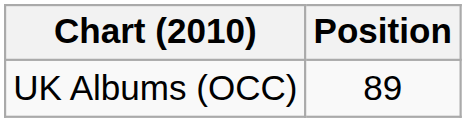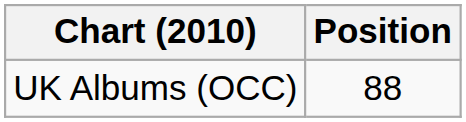(383, 87) 89 -> (383, 87) 88
